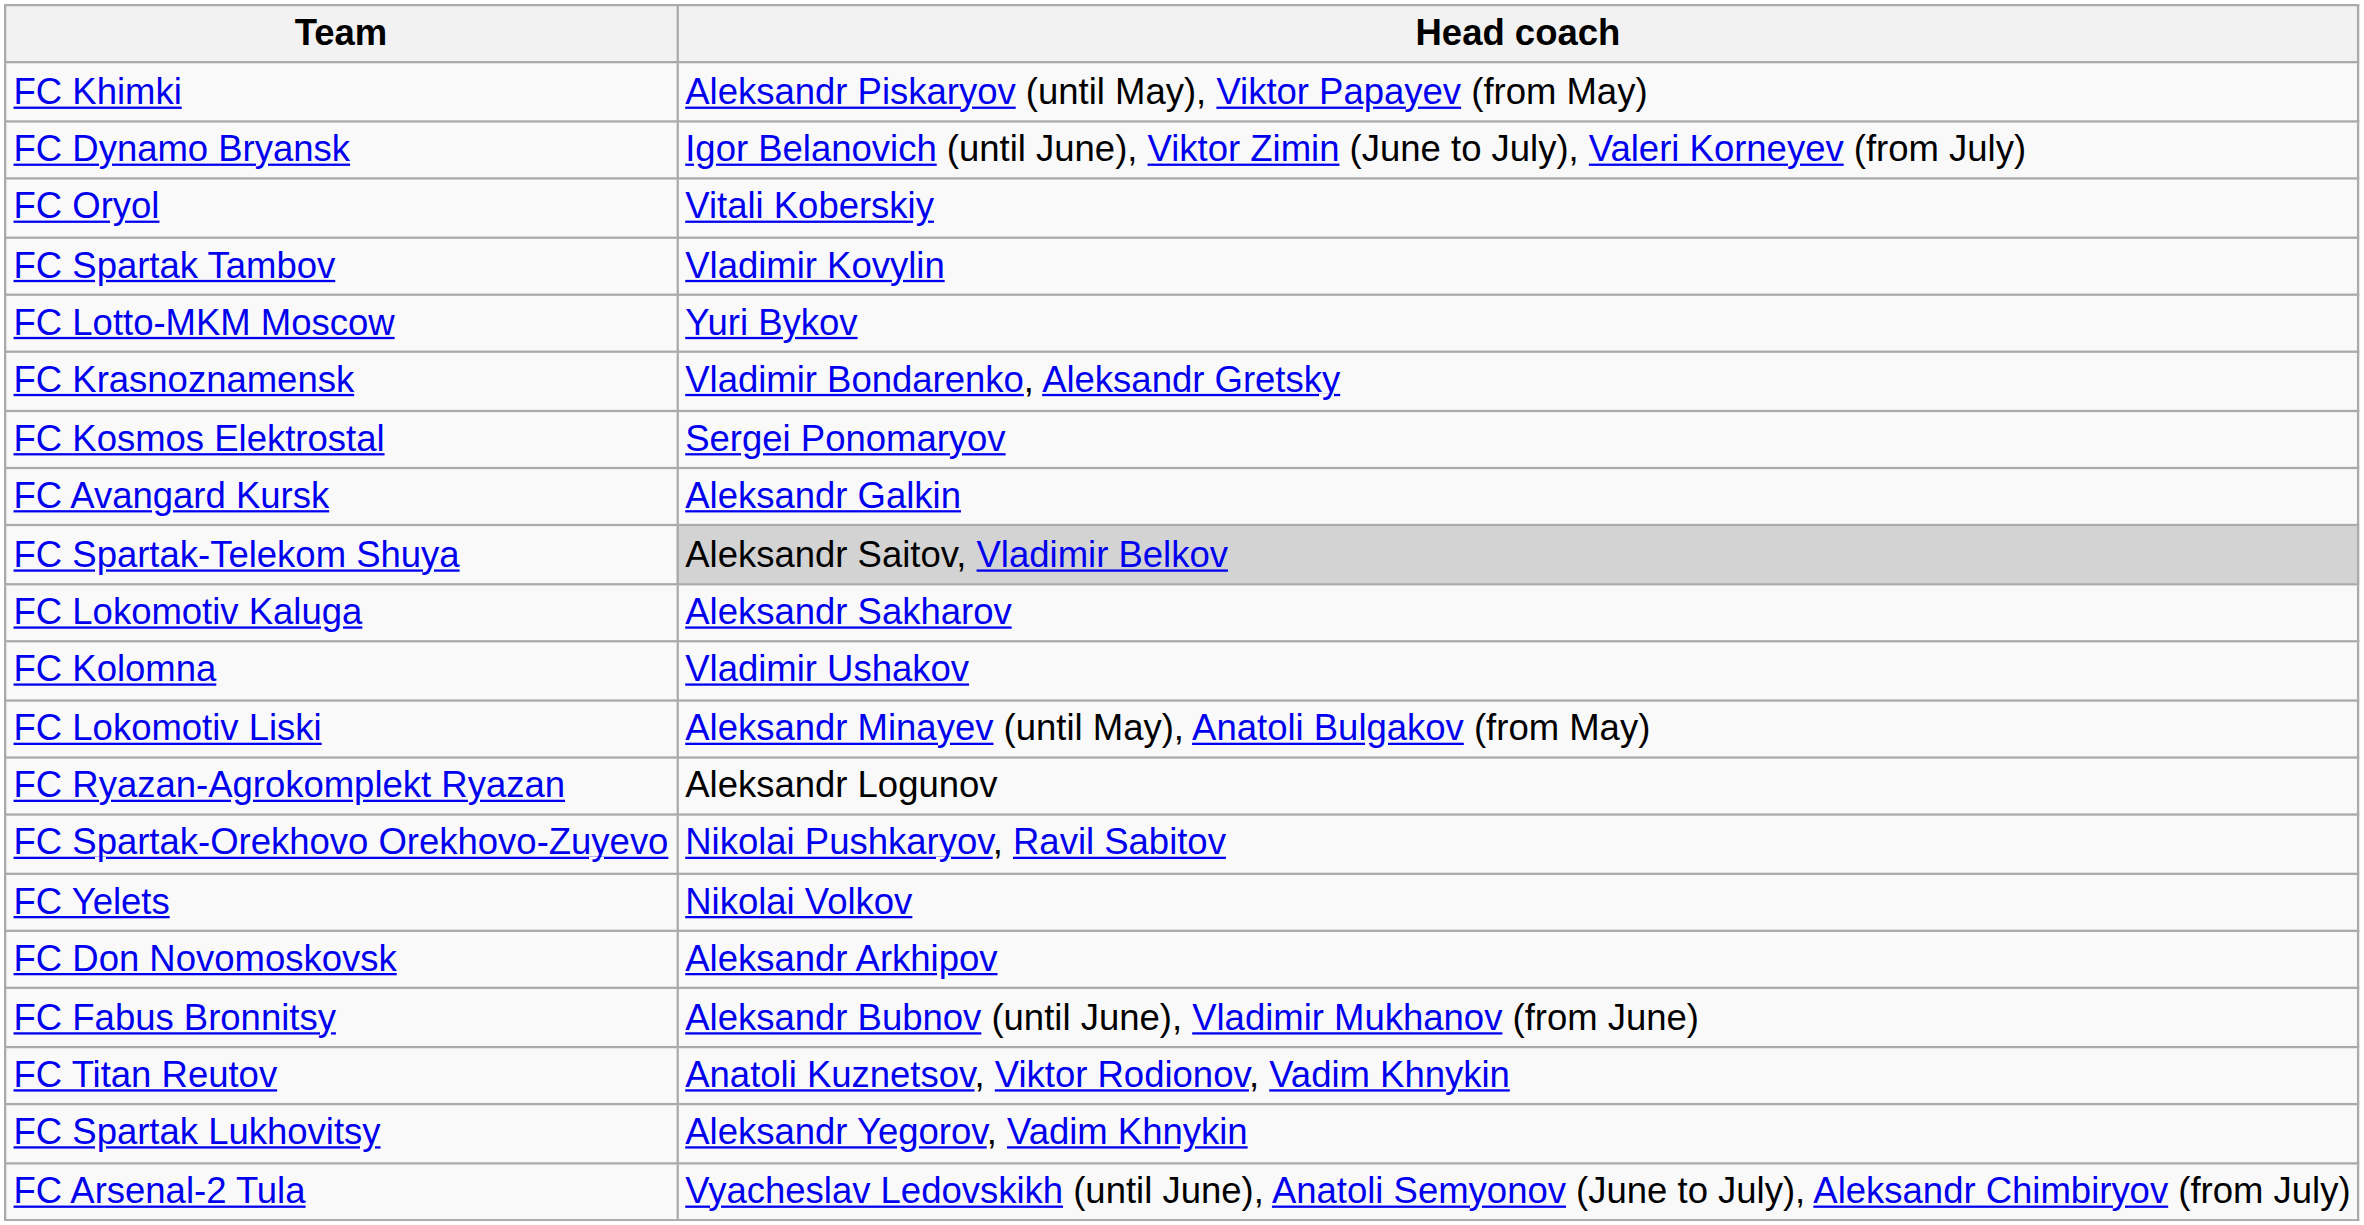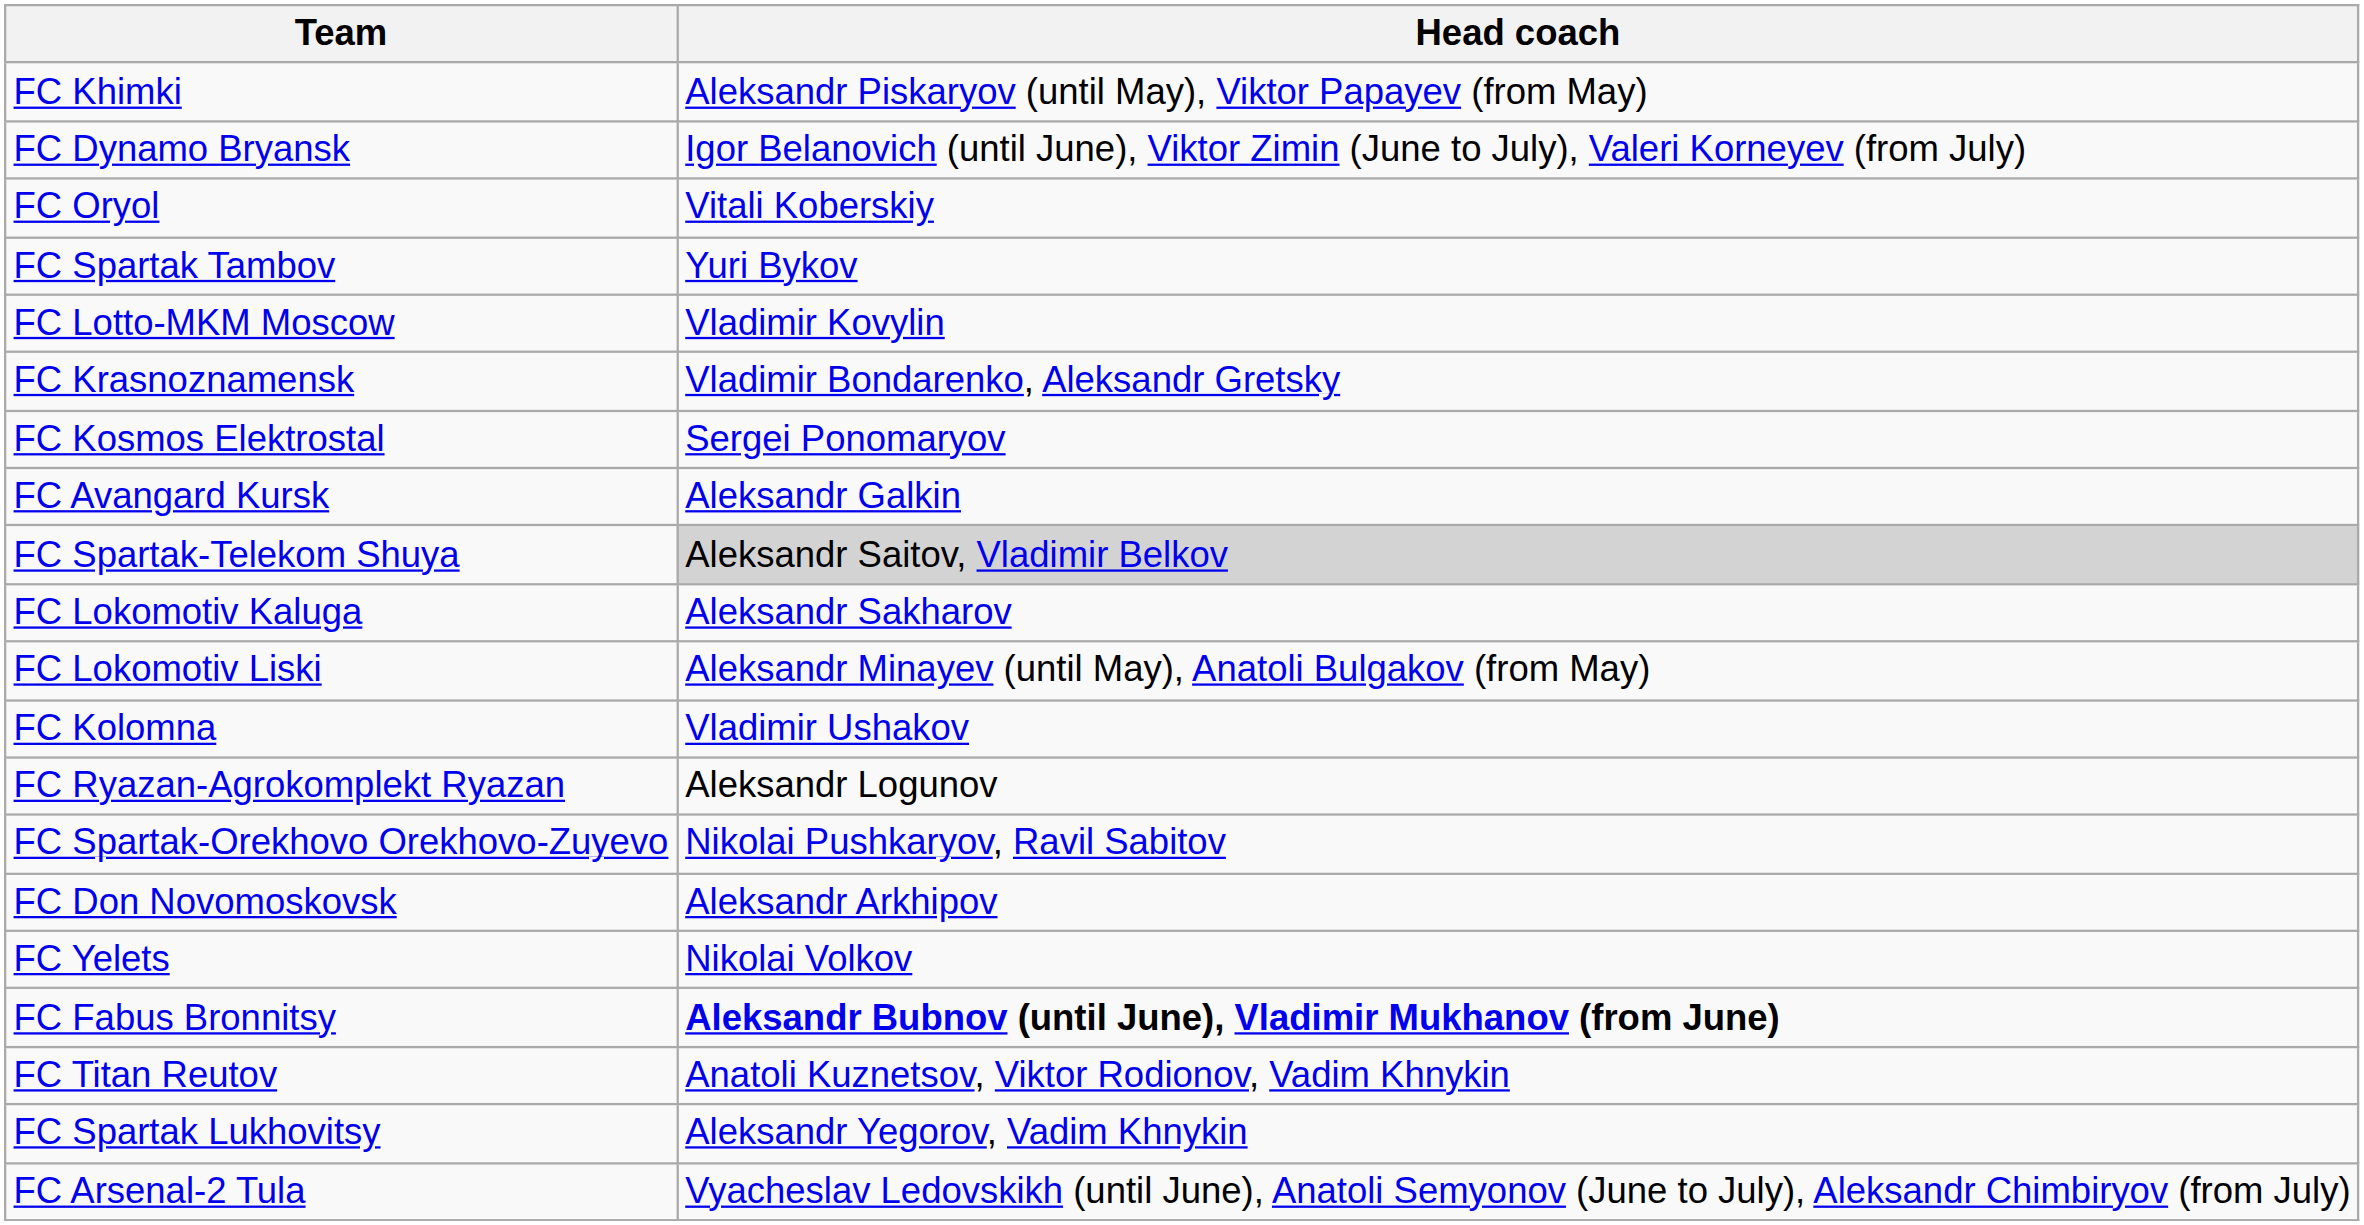(815, 264) Vladimir Kovylin -> (771, 264) Yuri Bykov
(771, 322) Yuri Bykov -> (815, 322) Vladimir Kovylin
rows swapped: (168, 727) <-> (115, 669)
rows swapped: (92, 901) <-> (205, 959)
(1192, 1016) normal -> (1232, 1016) bold
